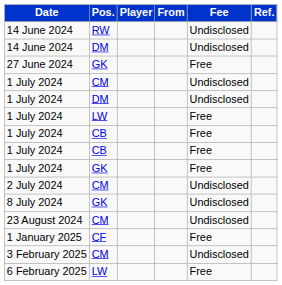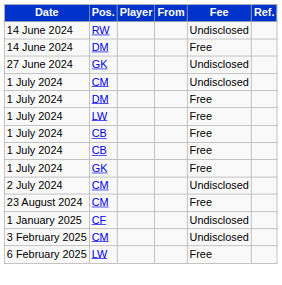(219, 47) Undisclosed -> (201, 47) Free
(201, 64) Free -> (219, 64) Undisclosed
(219, 99) Undisclosed -> (201, 99) Free
- row: (35, 202)
(219, 220) Undisclosed -> (201, 202) Free
(201, 237) Free -> (219, 220) Undisclosed
